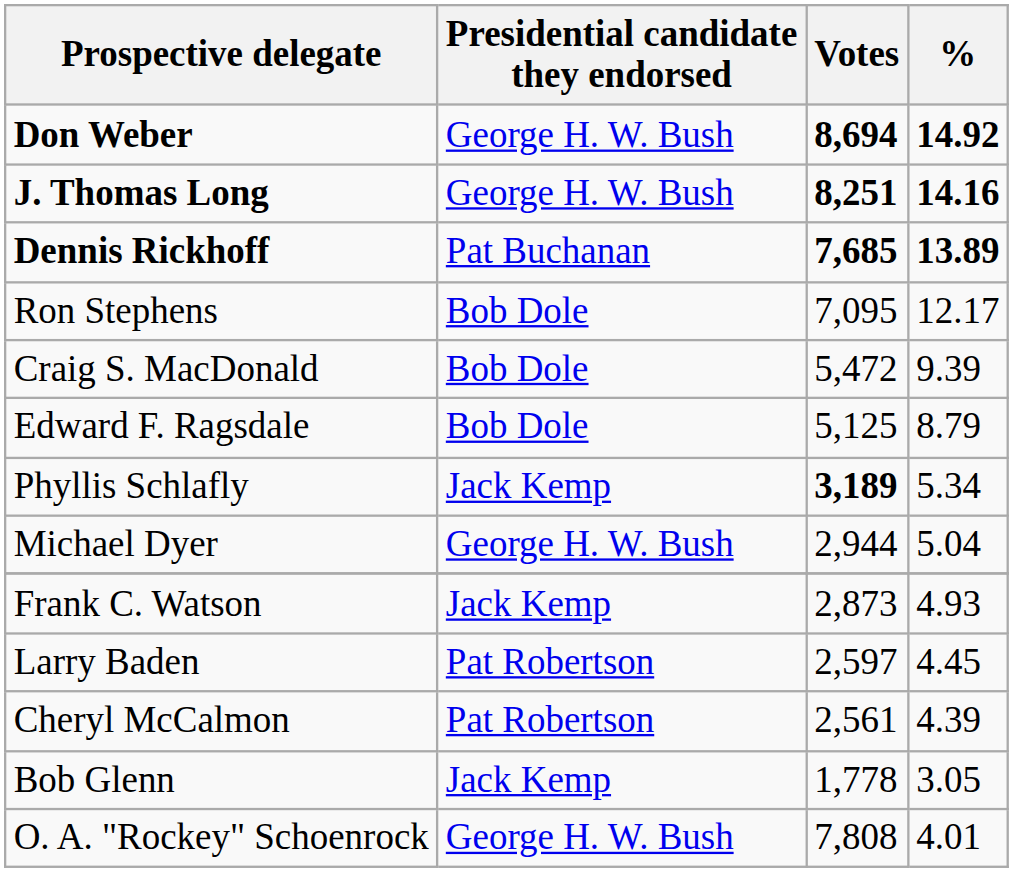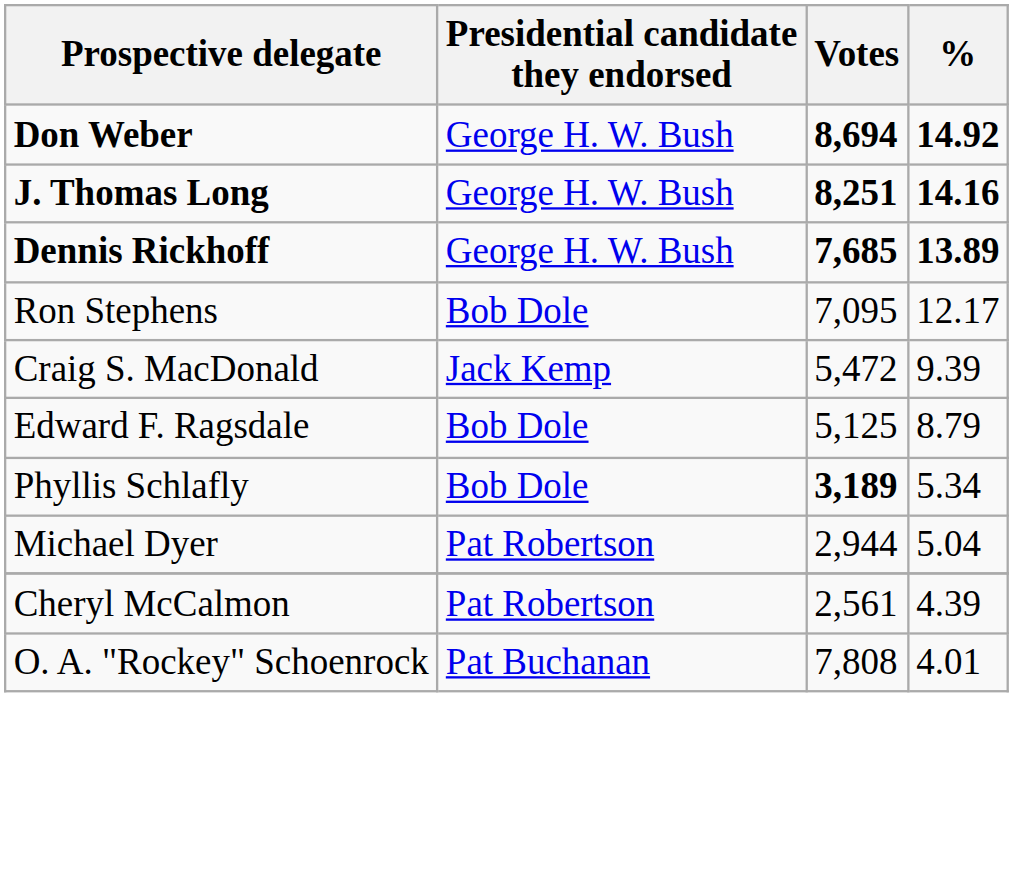(548, 251) Pat Buchanan -> (590, 251) George H. W. Bush
(517, 368) Bob Dole -> (528, 368) Jack Kemp
(528, 485) Jack Kemp -> (517, 485) Bob Dole
(590, 544) George H. W. Bush -> (550, 544) Pat Robertson
- row: (138, 602)
- row: (107, 661)
- row: (94, 778)
(590, 837) George H. W. Bush -> (548, 661) Pat Buchanan
